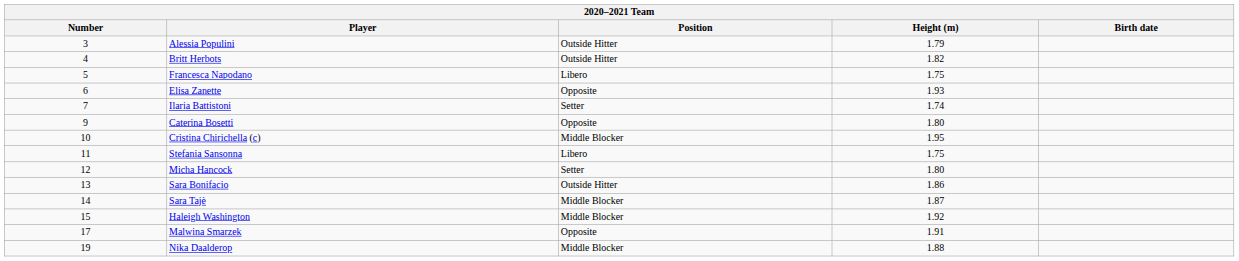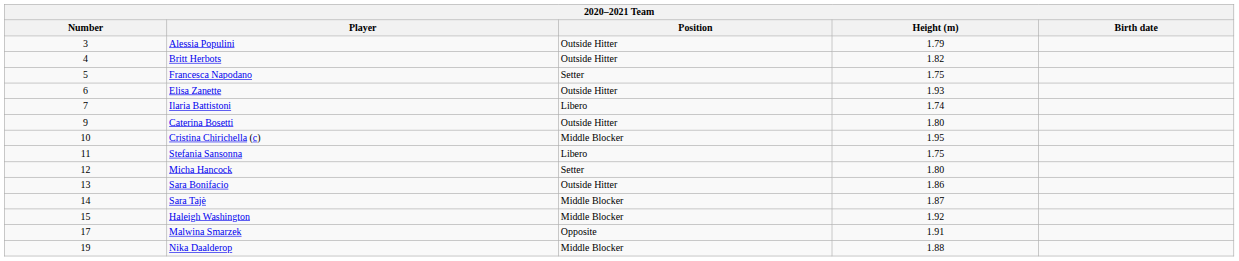(574, 75) Libero -> (572, 75) Setter
(579, 91) Opposite -> (589, 91) Outside Hitter
(572, 106) Setter -> (574, 106) Libero
(579, 122) Opposite -> (589, 122) Outside Hitter
